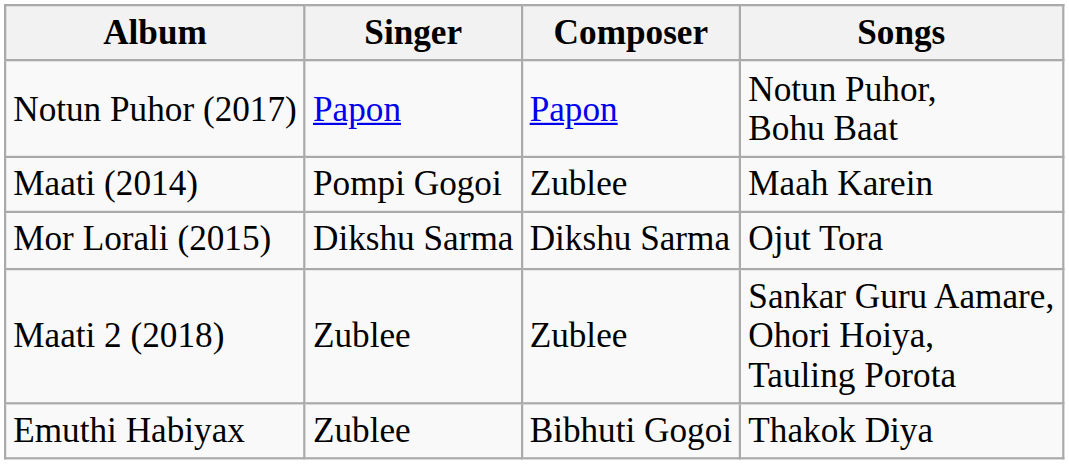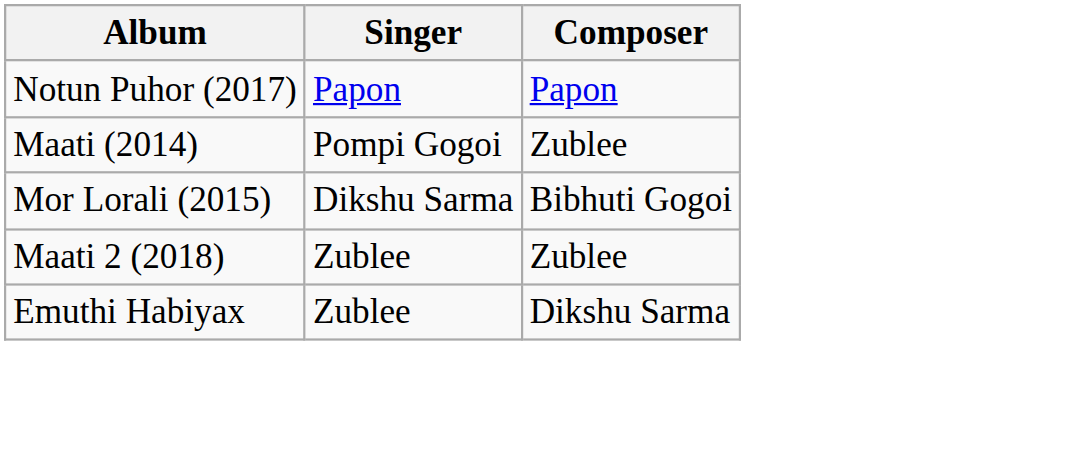- column: (901, 32)
(630, 239) Dikshu Sarma -> (631, 199) Bibhuti Gogoi
(631, 430) Bibhuti Gogoi -> (630, 311) Dikshu Sarma
